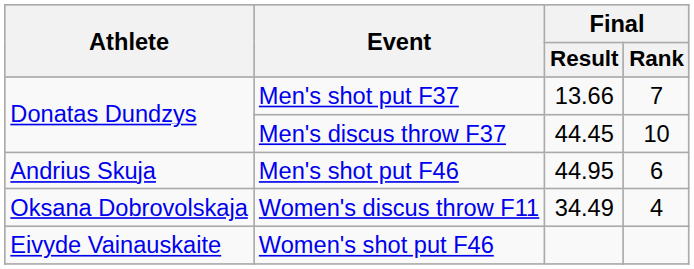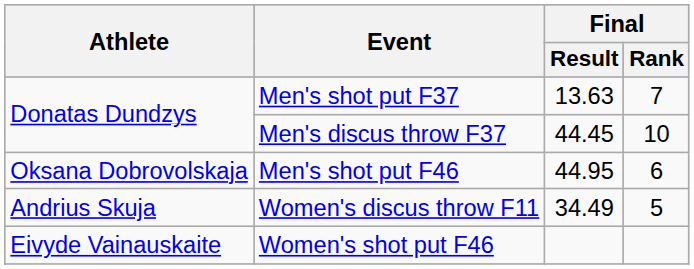(584, 96) 13.66 -> (584, 96) 13.63
(83, 171) Andrius Skuja -> (129, 171) Oksana Dobrovolskaja
(129, 208) Oksana Dobrovolskaja -> (83, 208) Andrius Skuja
(657, 208) 4 -> (657, 208) 5
